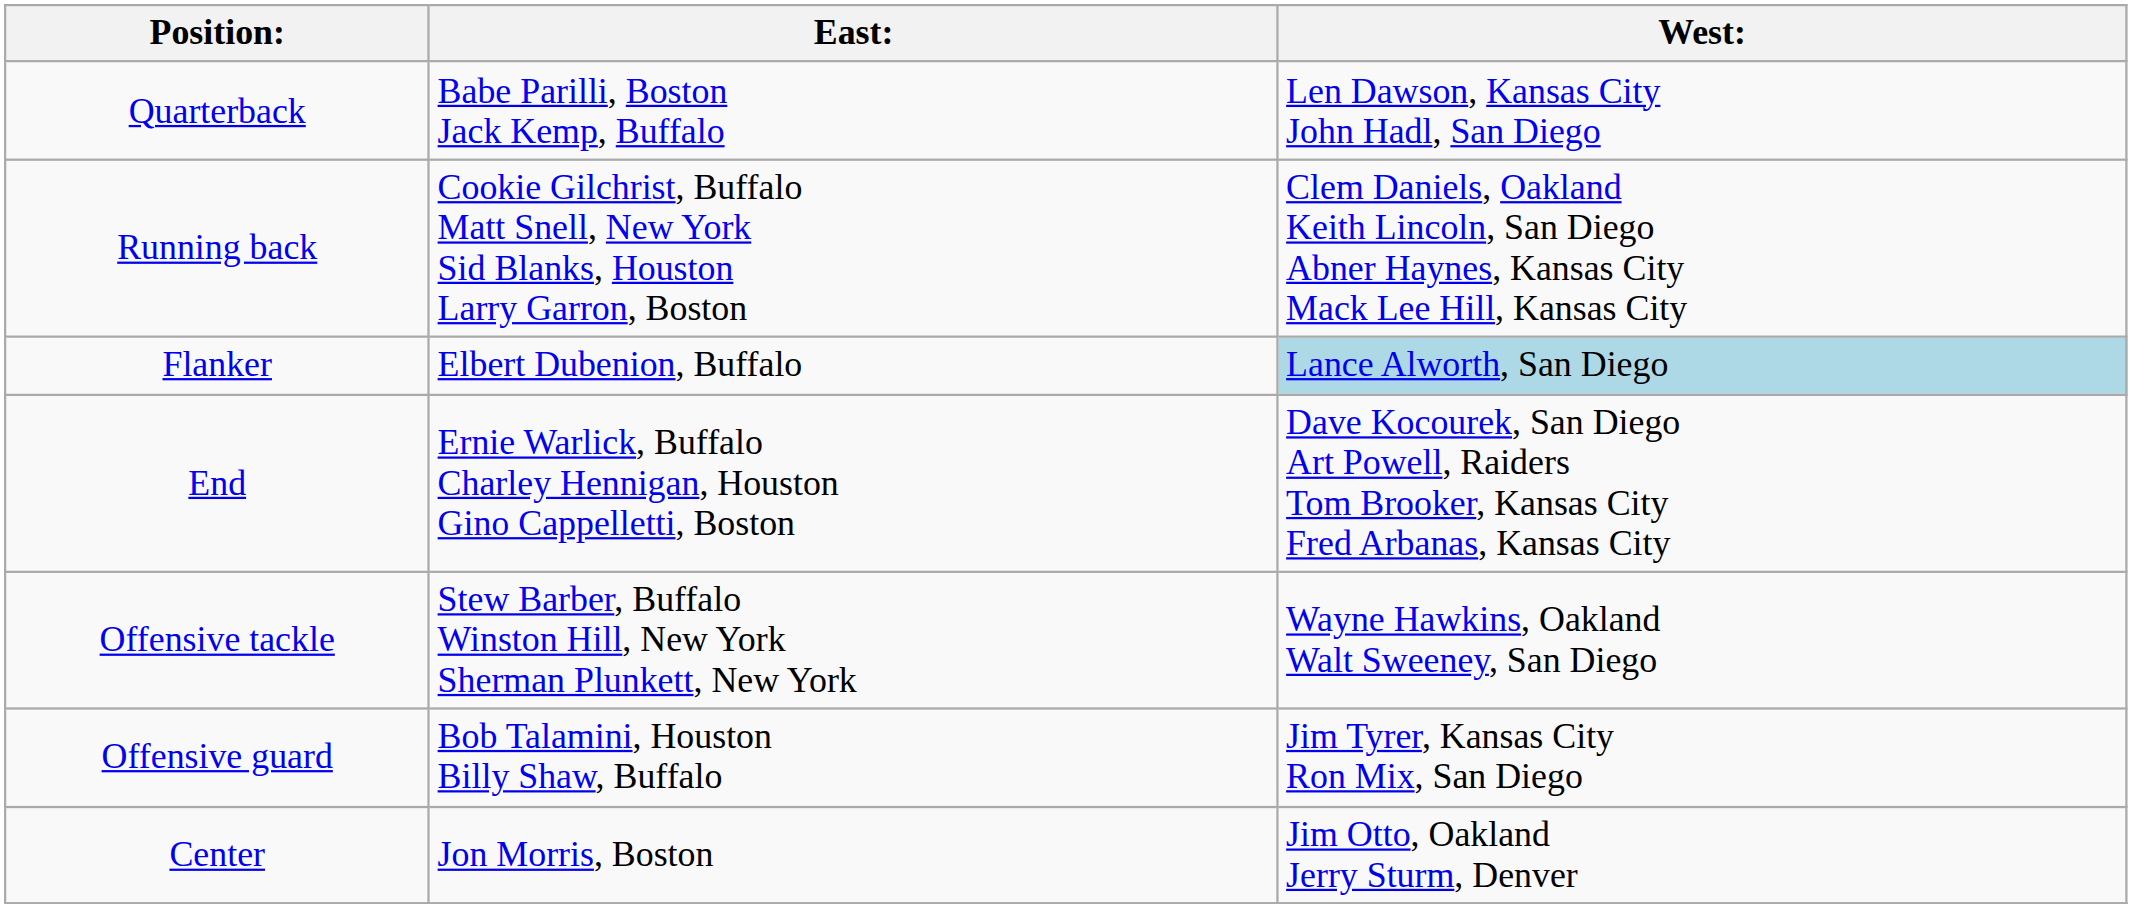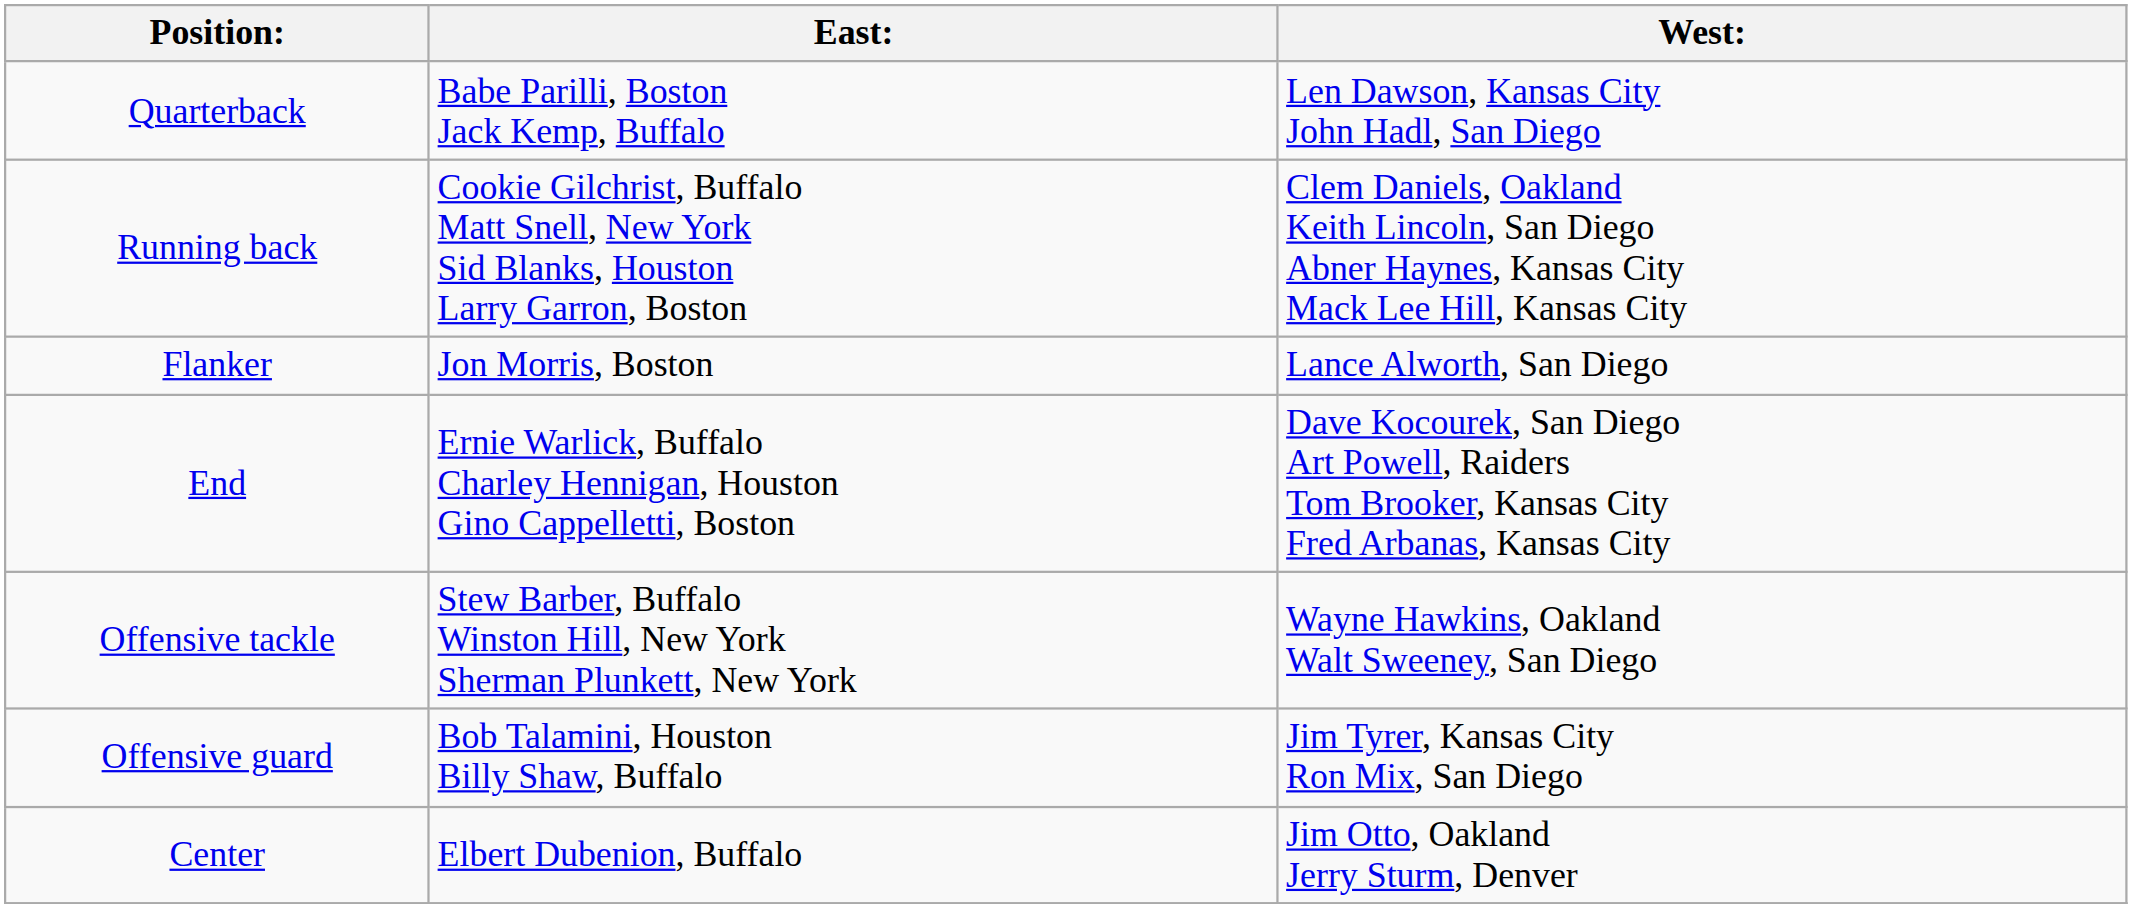(620, 364) Elbert Dubenion, Buffalo -> (576, 364) Jon Morris, Boston
(1477, 364) lightblue background -> (1477, 364) no background
(576, 854) Jon Morris, Boston -> (620, 854) Elbert Dubenion, Buffalo
